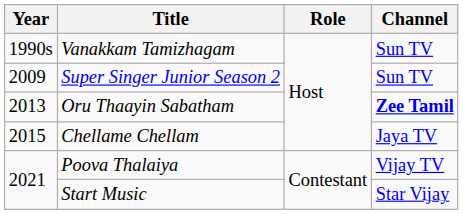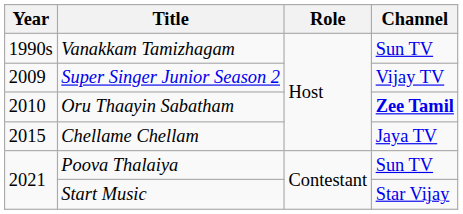(404, 77) Sun TV -> (410, 77) Vijay TV
(27, 106) 2013 -> (27, 106) 2010
(410, 164) Vijay TV -> (404, 164) Sun TV
